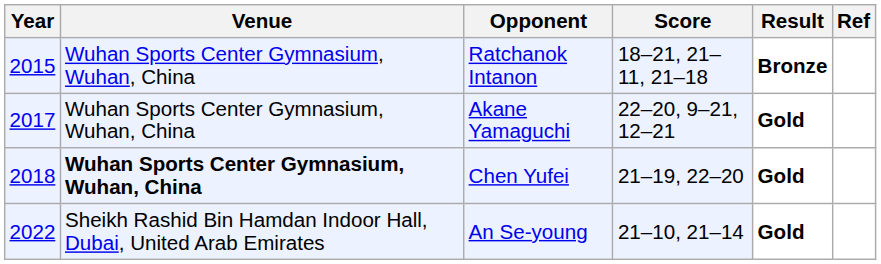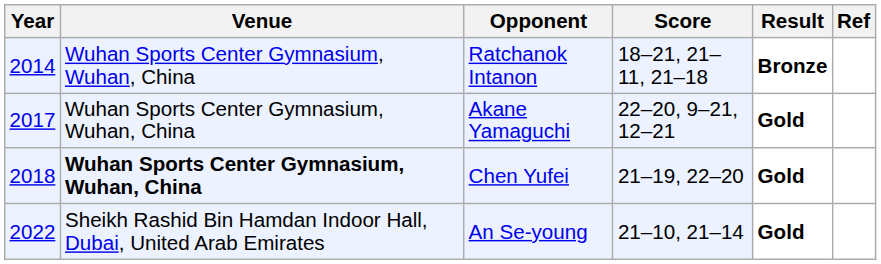(32, 65) 2015 -> (32, 65) 2014
